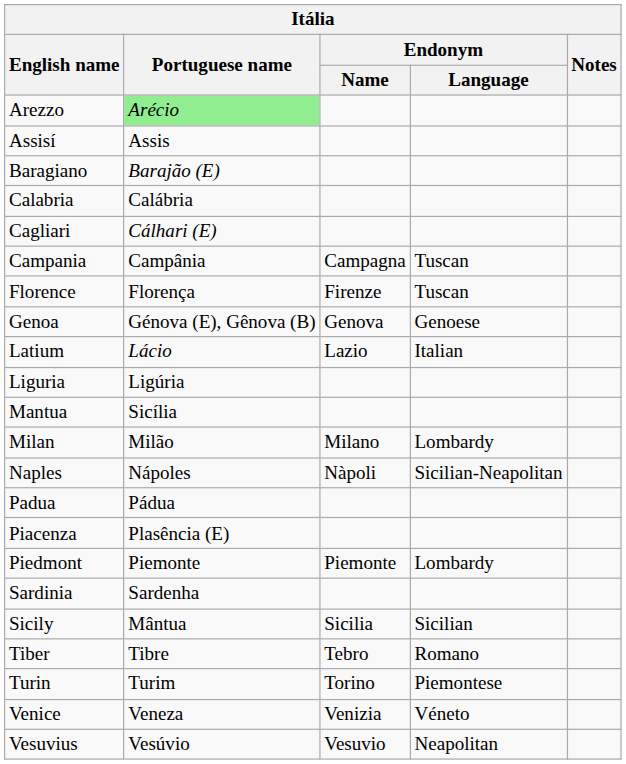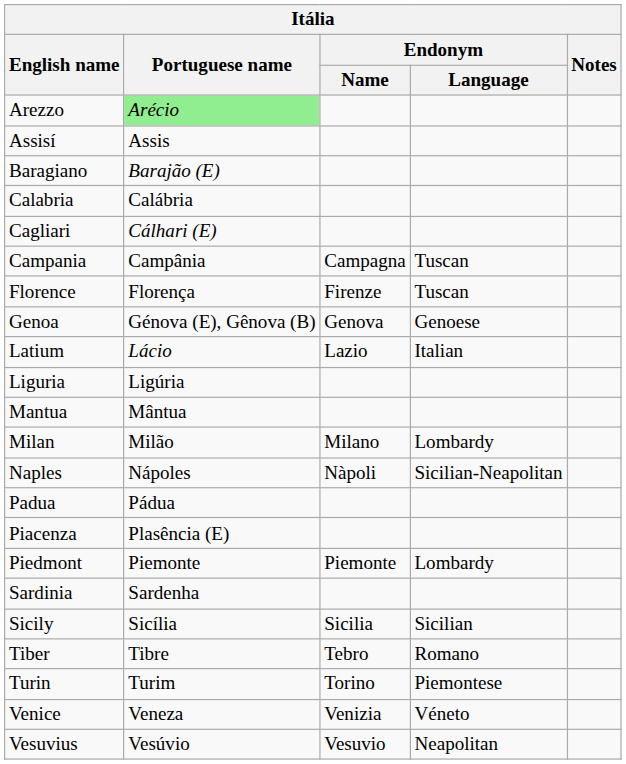(153, 412) Sicília -> (157, 412) Mântua
(157, 623) Mântua -> (153, 623) Sicília
